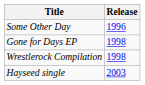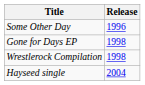(116, 73) 2003 -> (116, 73) 2004
